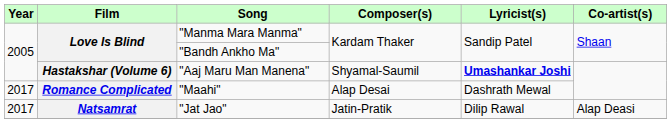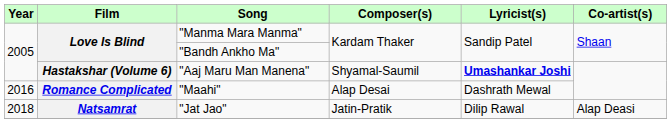(20, 90) 2017 -> (20, 90) 2016
(20, 109) 2017 -> (20, 109) 2018
